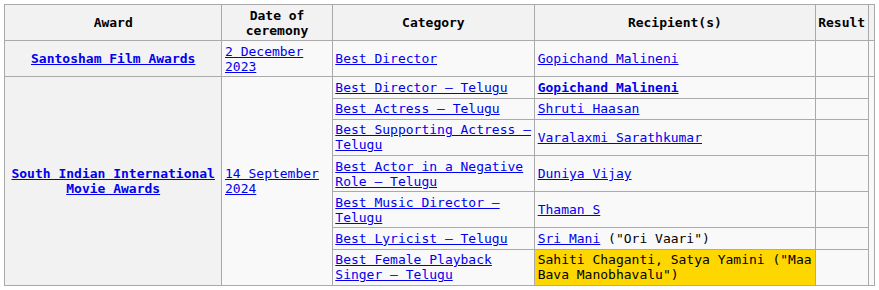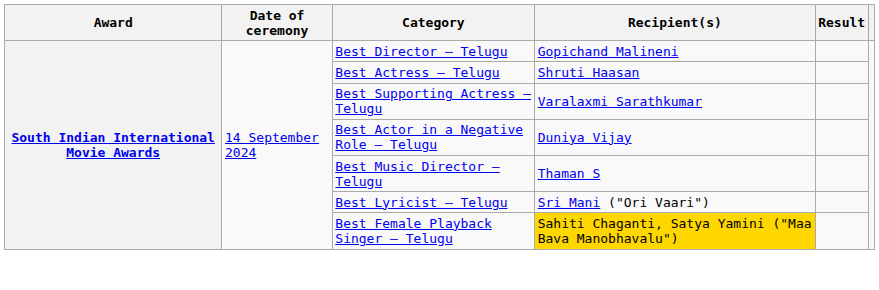- row: (386, 59)
(608, 87) bold -> (608, 51) normal
